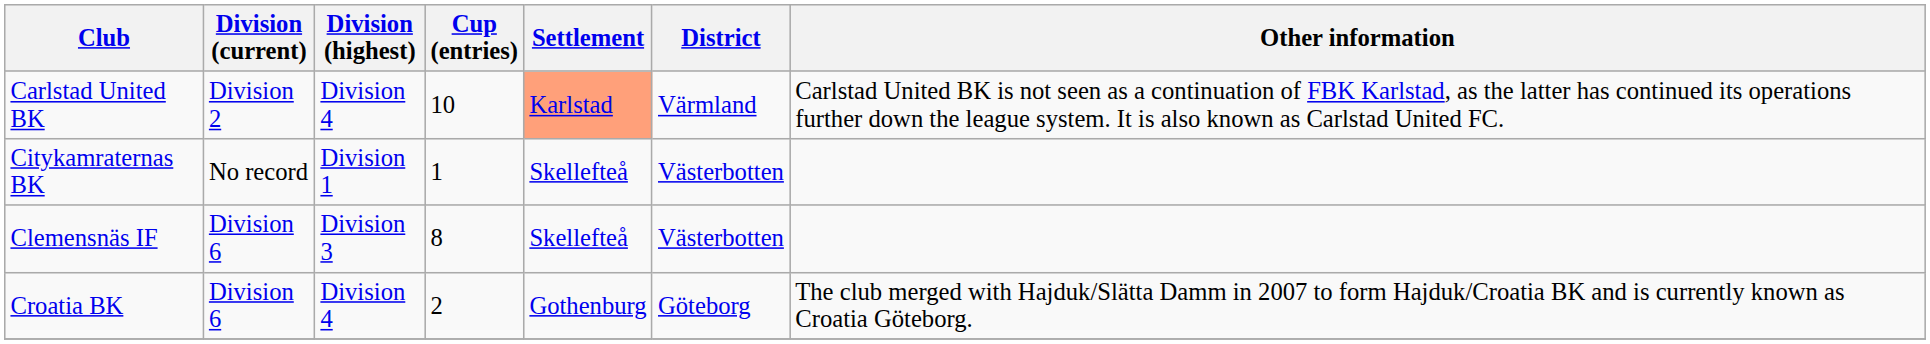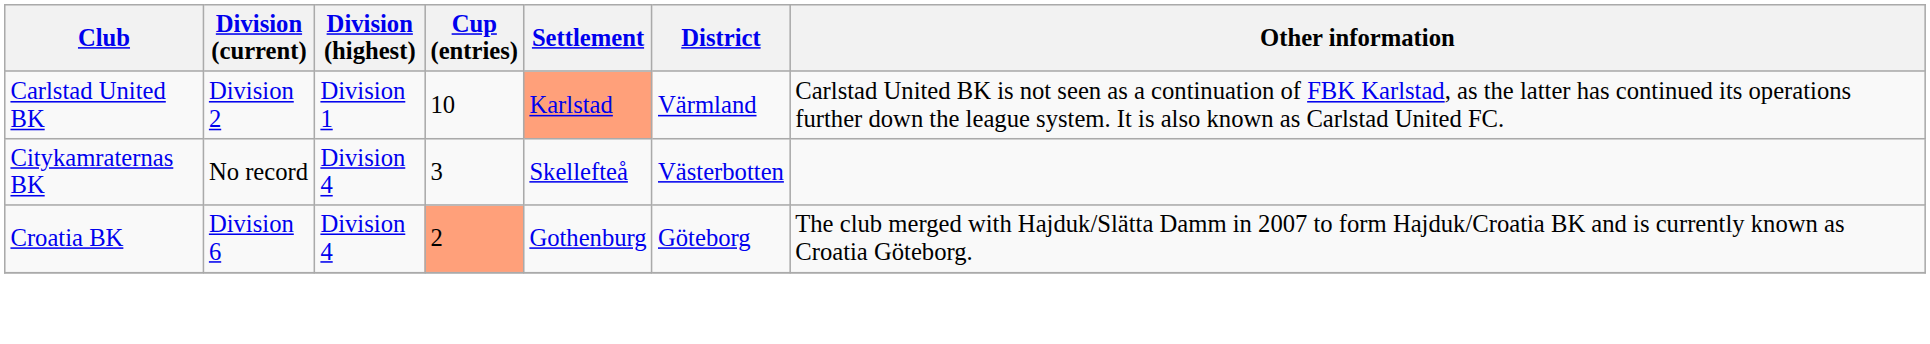(363, 104) Division 4 -> (363, 104) Division 1
(363, 171) Division 1 -> (363, 171) Division 4
(437, 171) 1 -> (437, 171) 3
- row: (84, 238)
(437, 305) no background -> (437, 238) lightsalmon background
